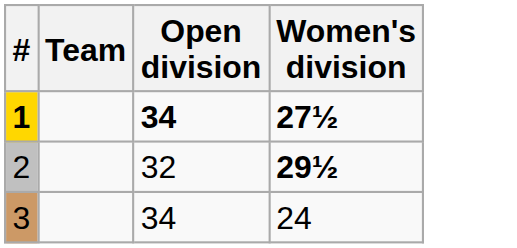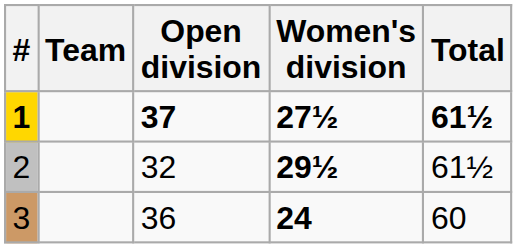+ column: (468, 48)
(159, 117) 34 -> (159, 117) 37
(159, 218) 34 -> (159, 218) 36
(294, 218) normal -> (294, 218) bold
